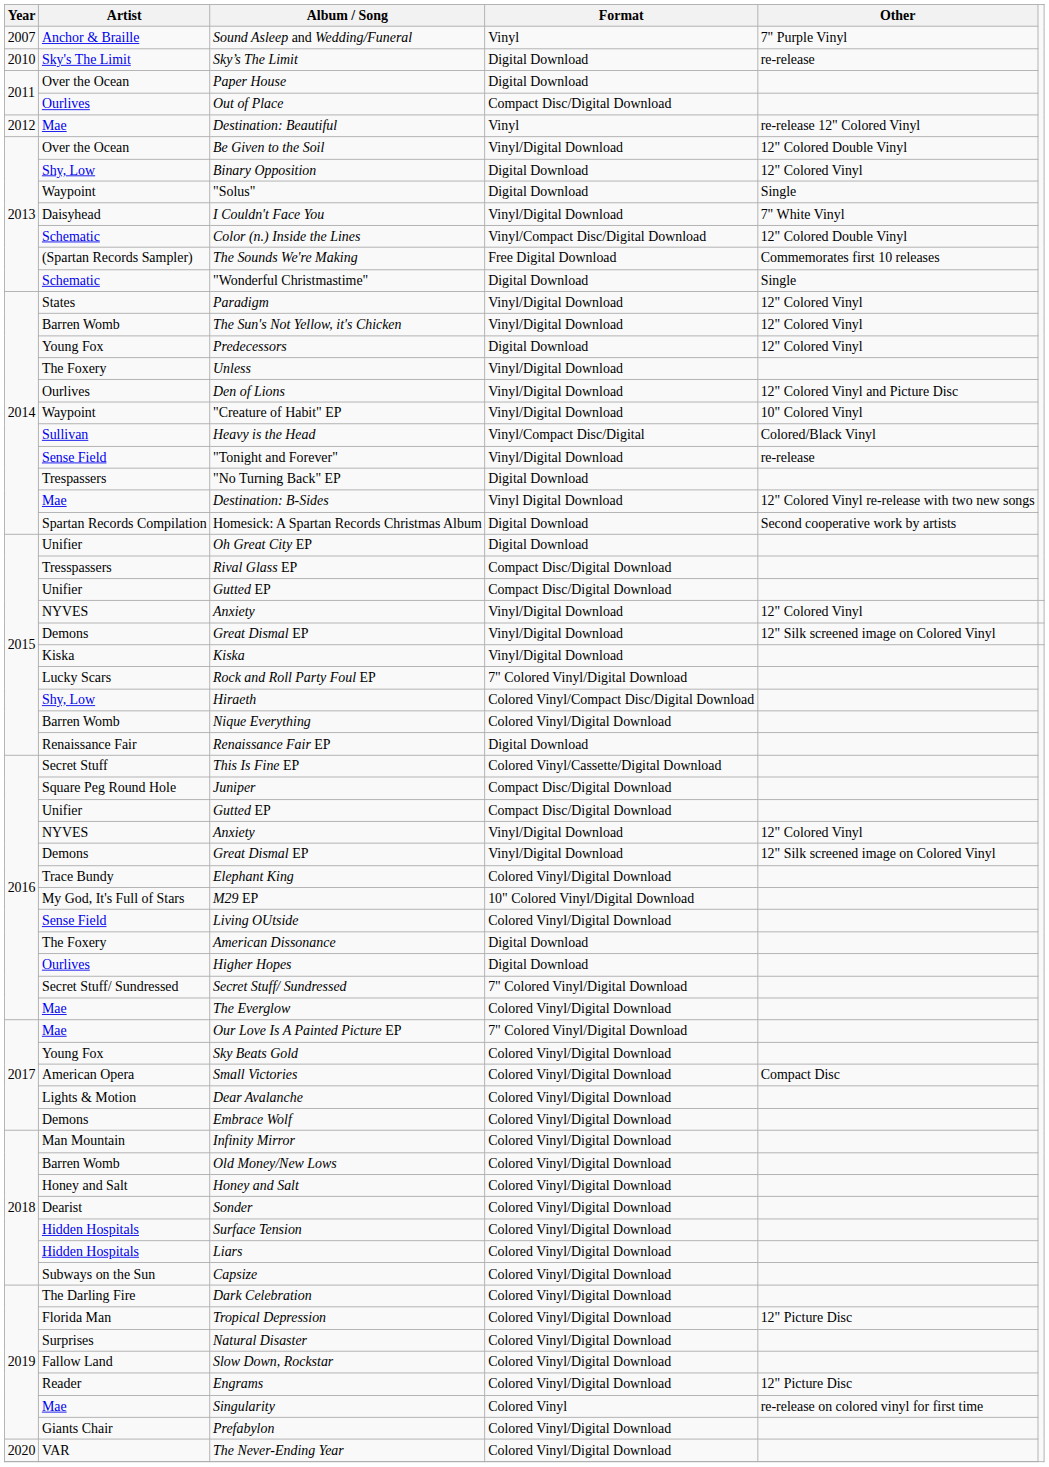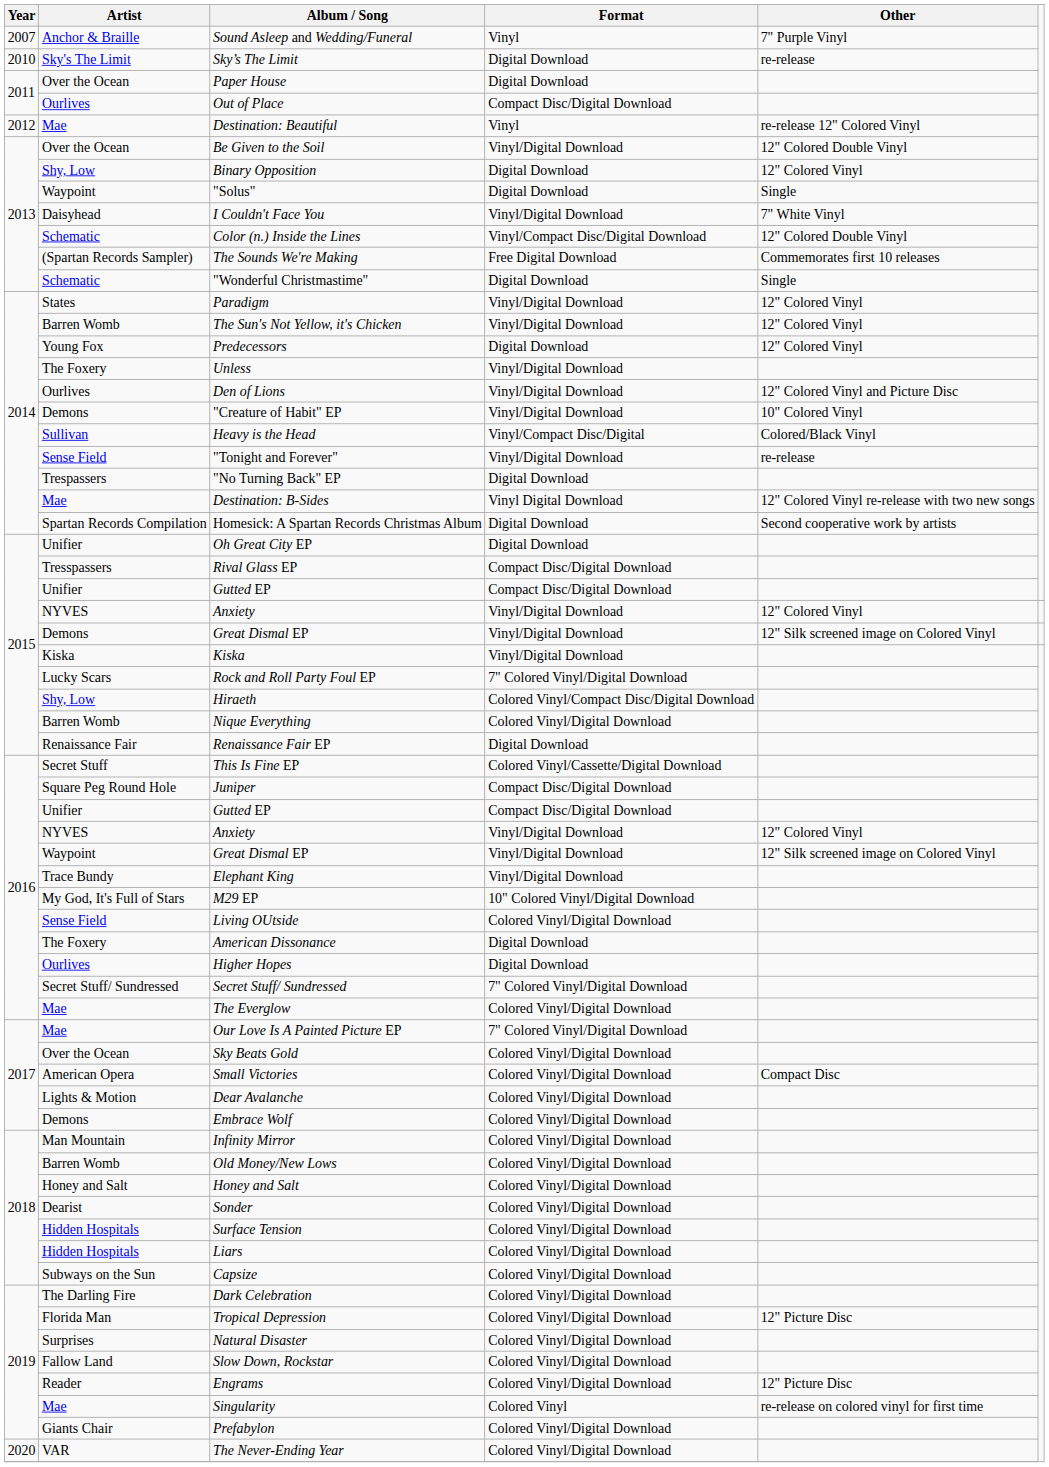(69, 412) Waypoint -> (65, 412) Demons
(65, 854) Demons -> (69, 854) Waypoint
(580, 876) Colored Vinyl/Digital Download -> (556, 876) Vinyl/Digital Download
(73, 1053) Young Fox -> (86, 1053) Over the Ocean
